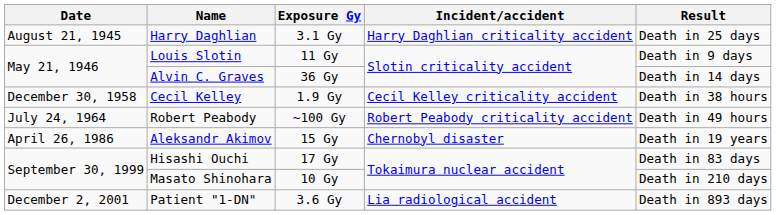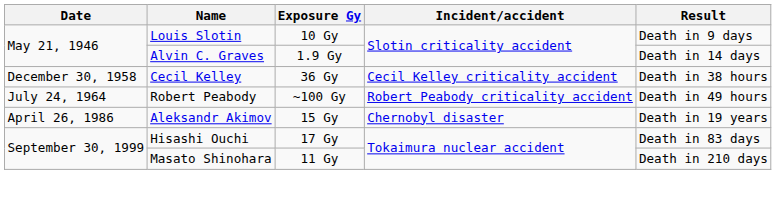- row: (203, 35)
(319, 56) 11 Gy -> (319, 35) 10 Gy
(319, 76) 36 Gy -> (319, 56) 1.9 Gy
(319, 97) 1.9 Gy -> (319, 76) 36 Gy
(319, 179) 10 Gy -> (319, 159) 11 Gy
- row: (203, 200)
